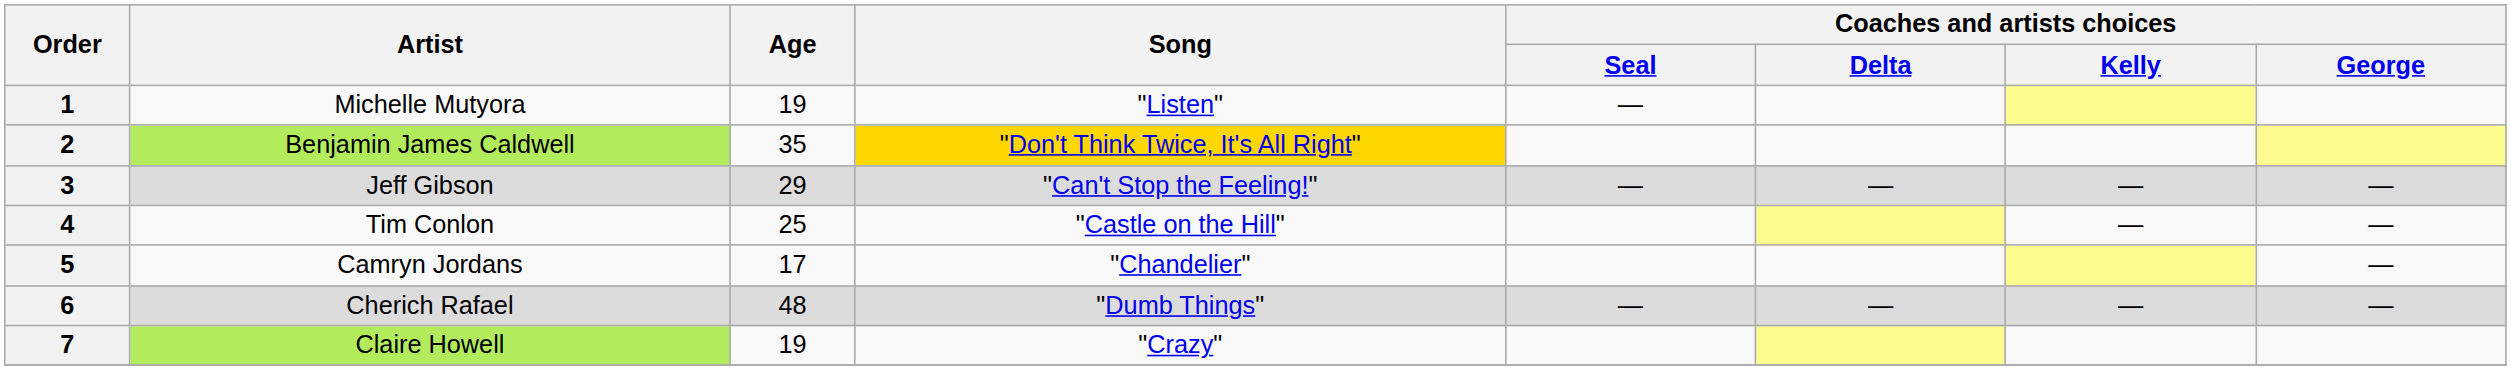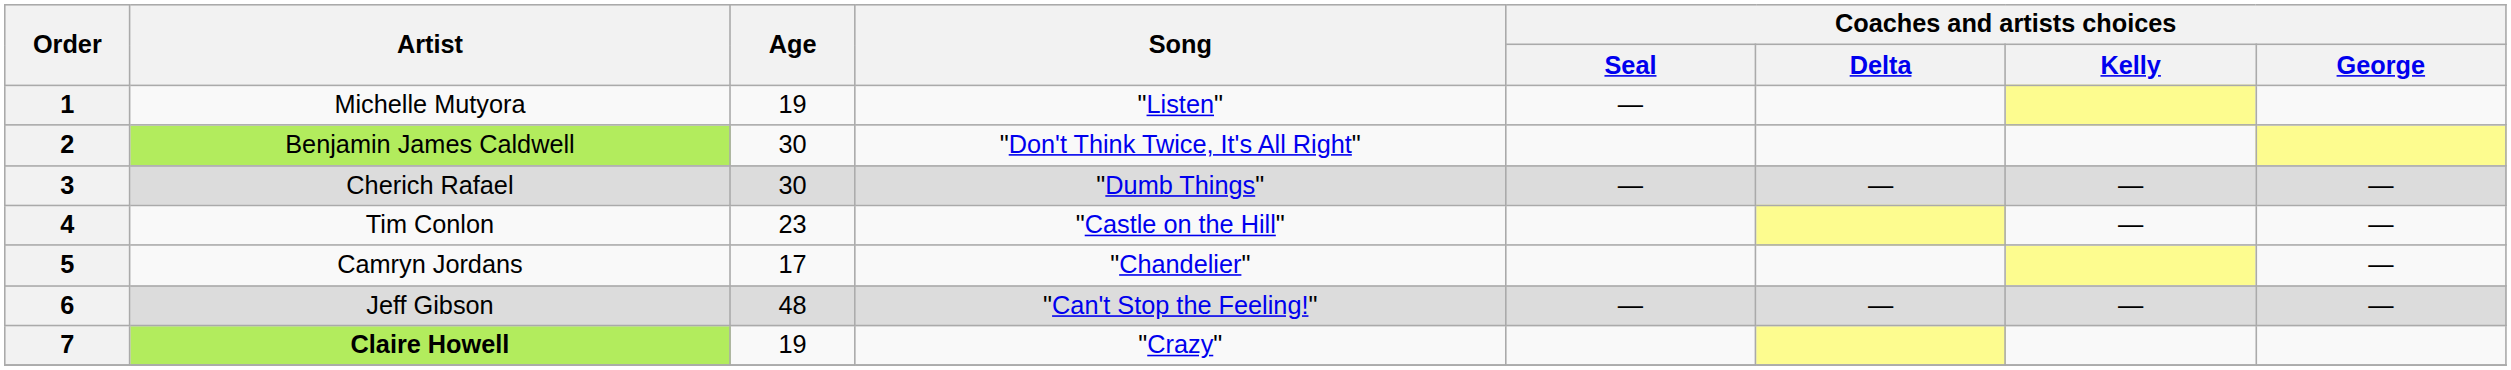(793, 144) 35 -> (793, 144) 30
(1180, 144) gold background -> (1180, 144) no background
(430, 184) Jeff Gibson -> (430, 184) Cherich Rafael
(793, 184) 29 -> (793, 184) 30
(1180, 184) "Can't Stop the Feeling!" -> (1180, 184) "Dumb Things"
(793, 225) 25 -> (793, 225) 23
(430, 305) Cherich Rafael -> (430, 305) Jeff Gibson
(1180, 305) "Dumb Things" -> (1180, 305) "Can't Stop the Feeling!"
(430, 345) normal -> (430, 345) bold
